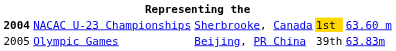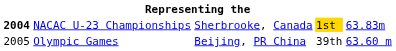(369, 25) 63.60 m -> (365, 25) 63.83m
(365, 41) 63.83m -> (369, 41) 63.60 m
